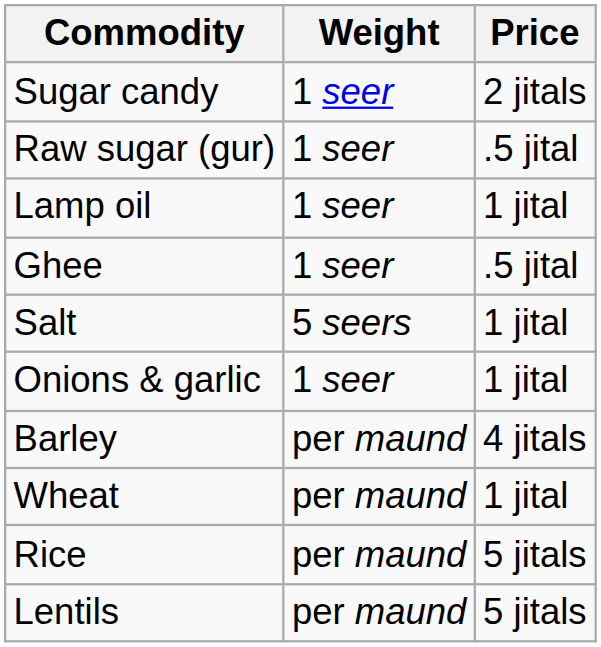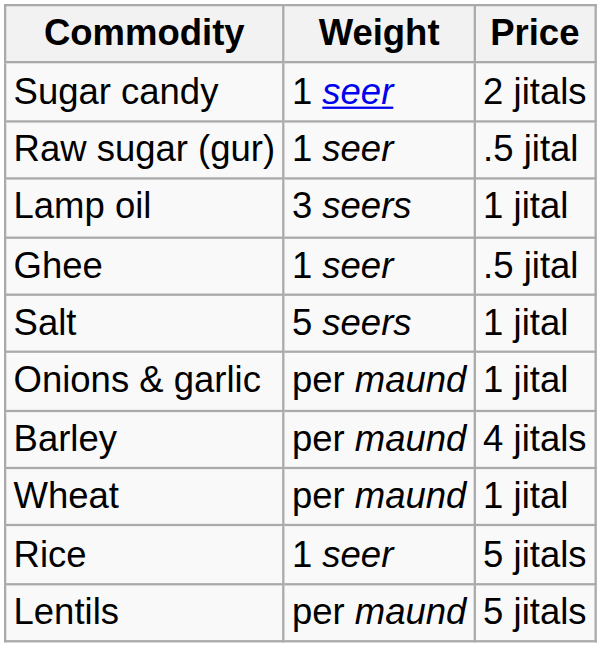(343, 206) 1 seer -> (352, 206) 3 seers
(343, 380) 1 seer -> (379, 380) per maund
(379, 554) per maund -> (343, 554) 1 seer
